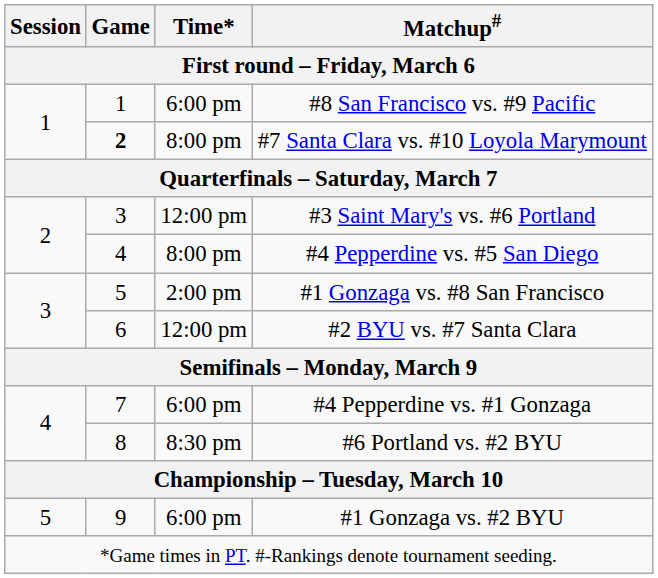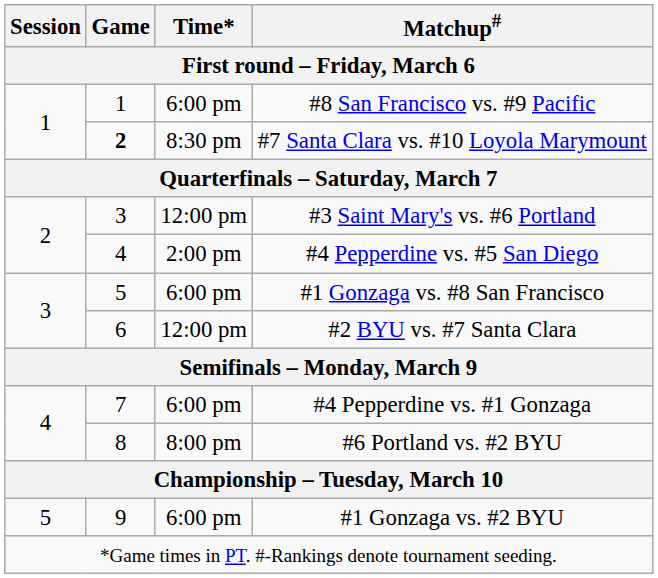(204, 140) 8:00 pm -> (204, 140) 8:30 pm
(204, 253) 8:00 pm -> (204, 253) 2:00 pm
(204, 291) 2:00 pm -> (204, 291) 6:00 pm
(204, 441) 8:30 pm -> (204, 441) 8:00 pm
